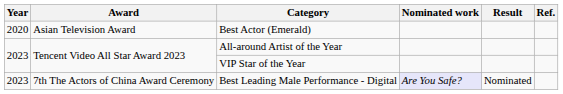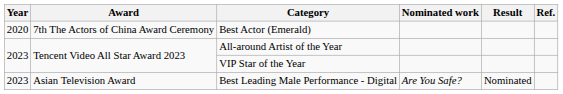(84, 30) Asian Television Award -> (124, 30) 7th The Actors of China Award Ceremony
(124, 81) 7th The Actors of China Award Ceremony -> (84, 81) Asian Television Award
(432, 81) lavender background -> (432, 81) no background
